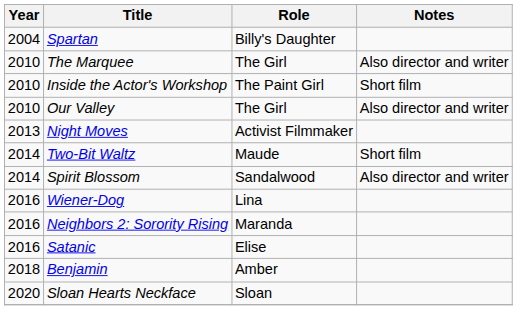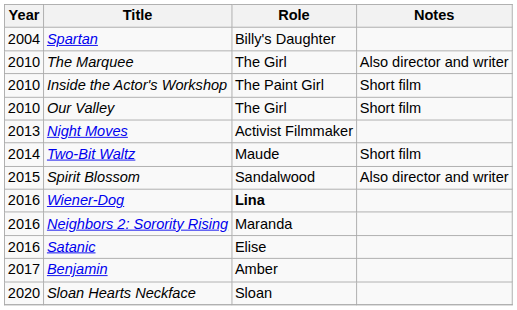(434, 108) Also director and writer -> (390, 108) Short film
(24, 177) 2014 -> (24, 177) 2015
(249, 200) normal -> (250, 200) bold
(24, 270) 2018 -> (24, 270) 2017
